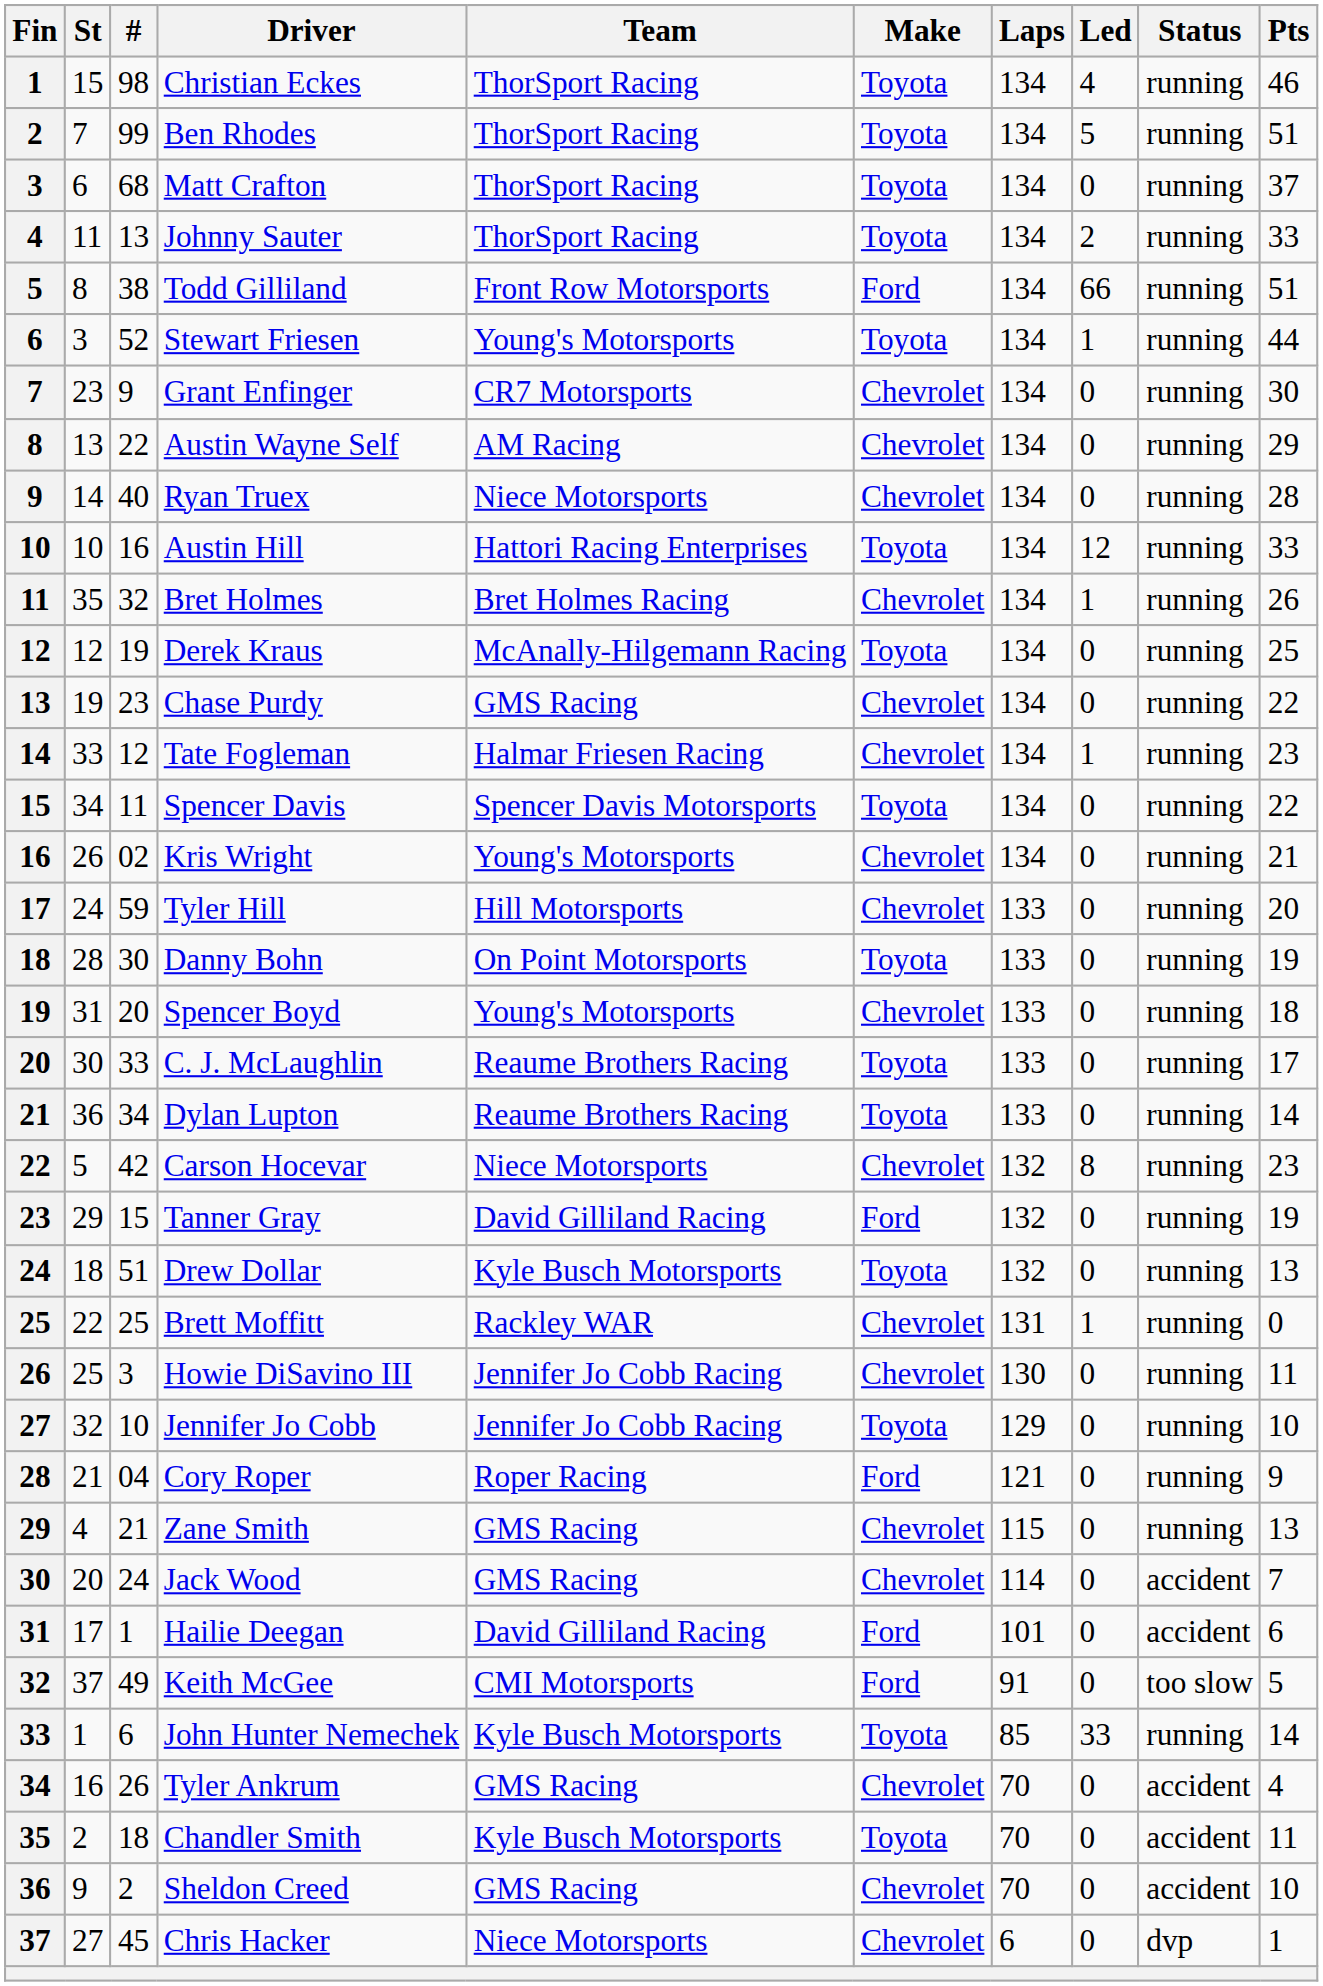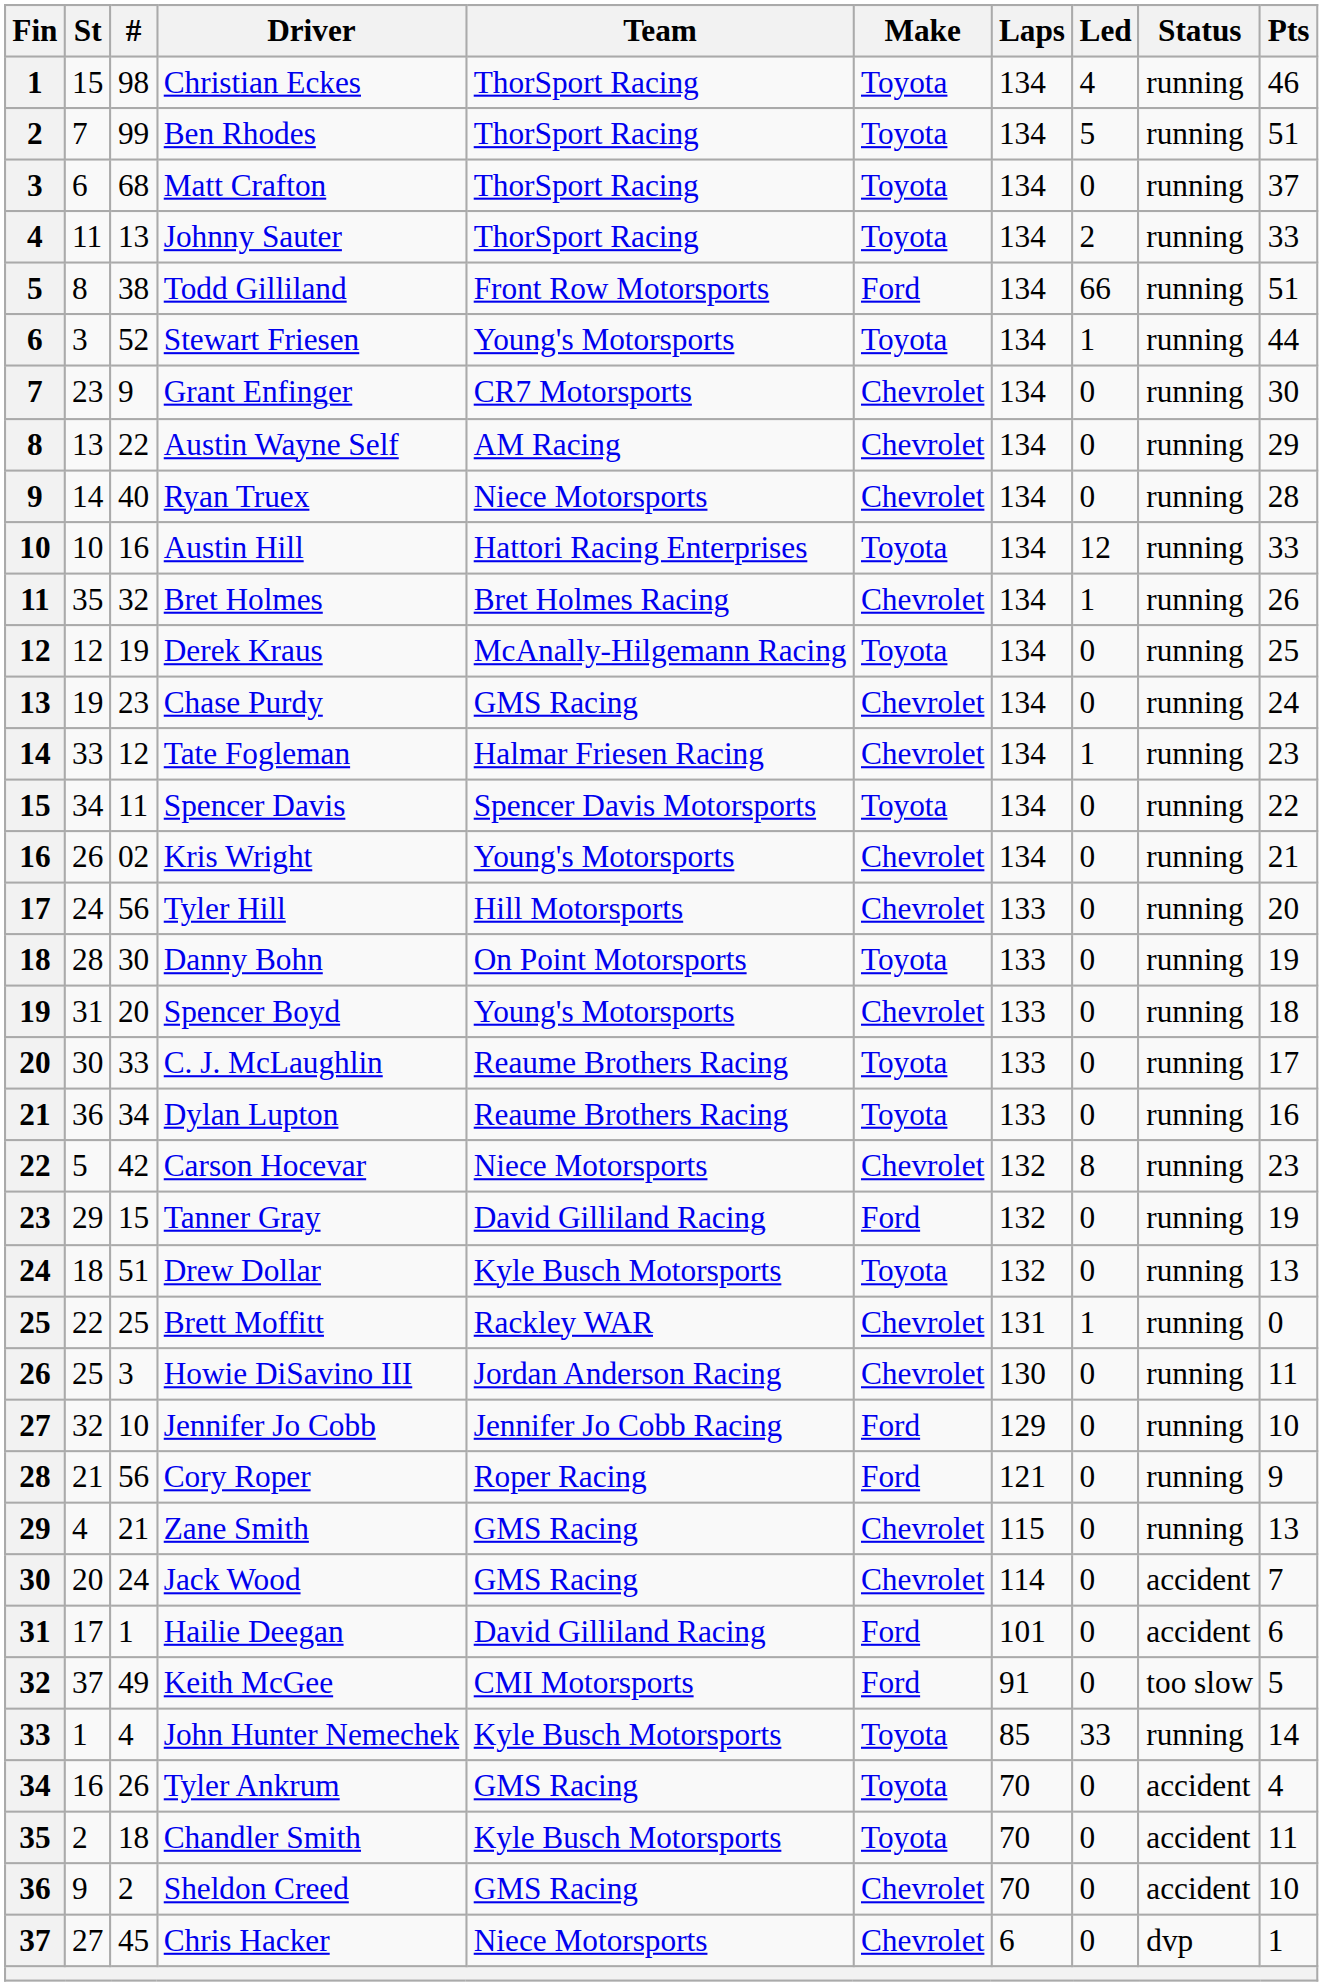(1283, 701) 22 -> (1283, 701) 24
(134, 908) 59 -> (134, 908) 56
(1283, 1114) 14 -> (1283, 1114) 16
(628, 1372) Jennifer Jo Cobb Racing -> (628, 1372) Jordan Anderson Racing
(904, 1424) Toyota -> (891, 1424) Ford
(134, 1476) 04 -> (134, 1476) 56
(126, 1734) 6 -> (126, 1734) 4
(923, 1785) Chevrolet -> (904, 1785) Toyota
